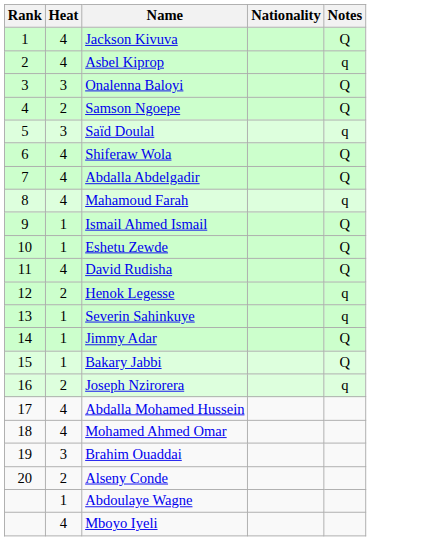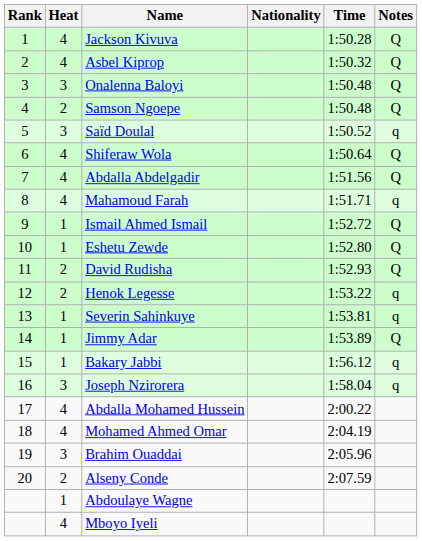+ column: (350, 16)
(345, 62) q -> (396, 62) Q
(63, 270) 4 -> (63, 270) 2
(345, 362) Q -> (396, 362) q
(63, 385) 2 -> (63, 385) 3
